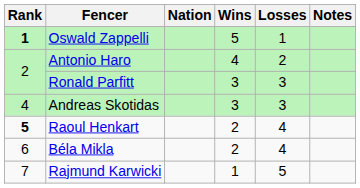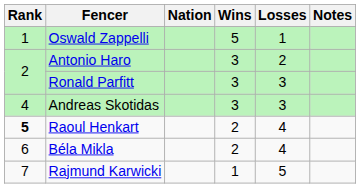(25, 37) bold -> (25, 37) normal
(235, 60) 4 -> (235, 60) 3
